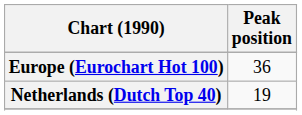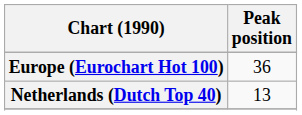(262, 94) 19 -> (262, 94) 13
